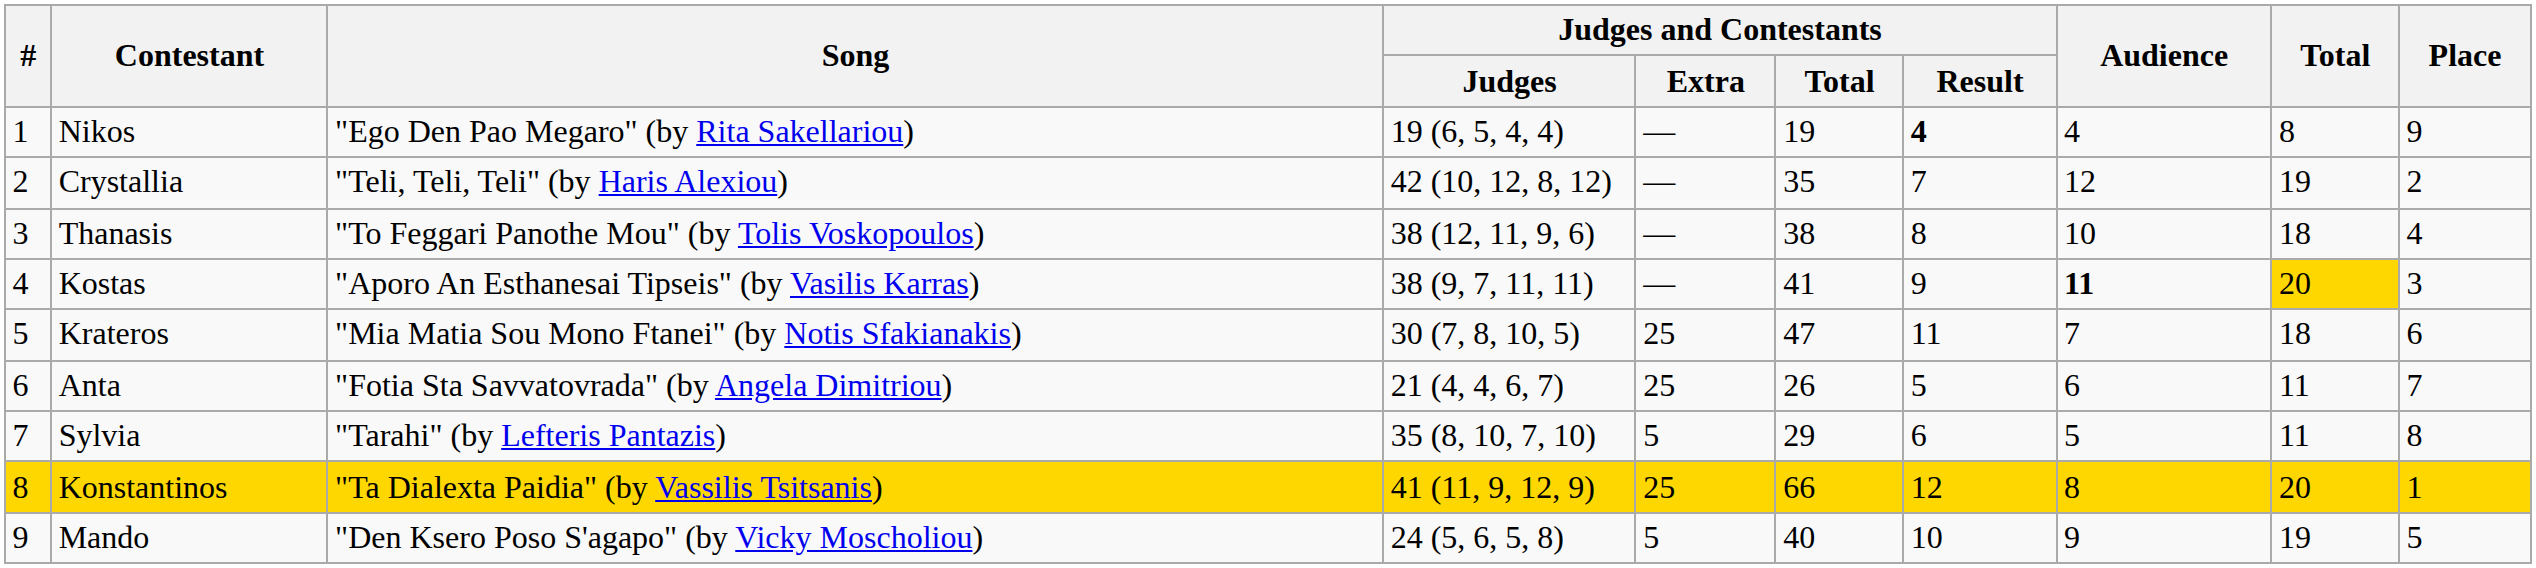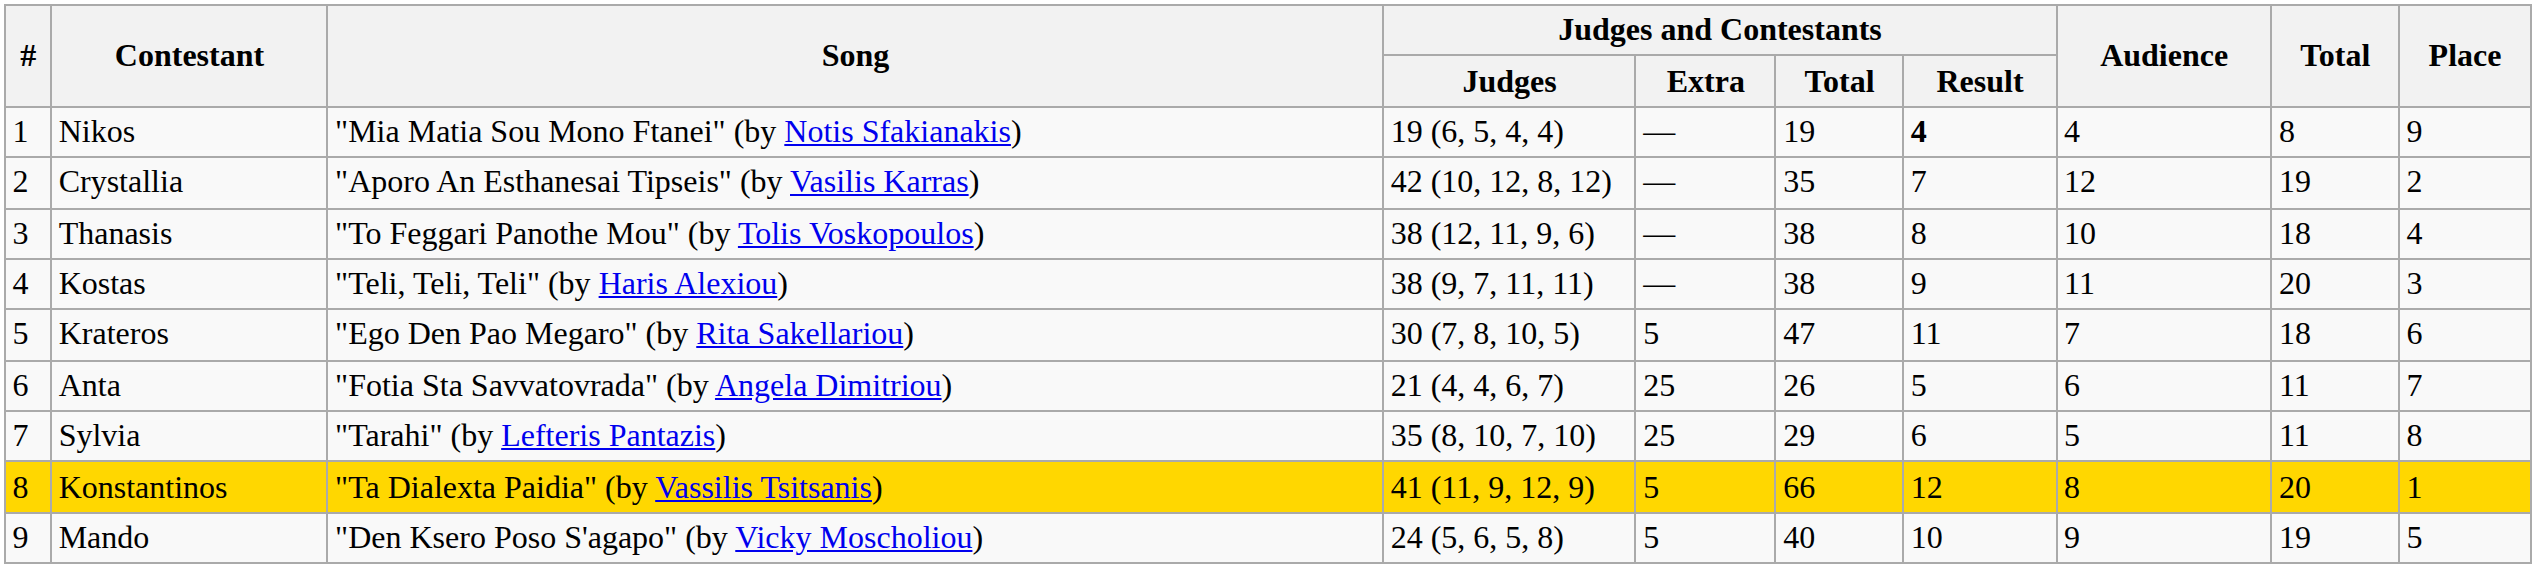(625, 131) "Ego Den Pao Megaro" (by Rita Sakellariou) -> (678, 131) "Mia Matia Sou Mono Ftanei" (by Notis Sfakianakis)
(562, 182) "Teli, Teli, Teli" (by Haris Alexiou) -> (657, 182) "Aporo An Esthanesai Tipseis" (by Vasilis Karras)
(657, 283) "Aporo An Esthanesai Tipseis" (by Vasilis Karras) -> (562, 283) "Teli, Teli, Teli" (by Haris Alexiou)
(1799, 283) 41 -> (1799, 283) 38
(2079, 283) bold -> (2079, 283) normal
(2295, 283) gold background -> (2295, 283) no background
(678, 334) "Mia Matia Sou Mono Ftanei" (by Notis Sfakianakis) -> (625, 334) "Ego Den Pao Megaro" (by Rita Sakellariou)
(1659, 334) 25 -> (1651, 334) 5
(1651, 435) 5 -> (1659, 435) 25
(1659, 486) 25 -> (1651, 486) 5
